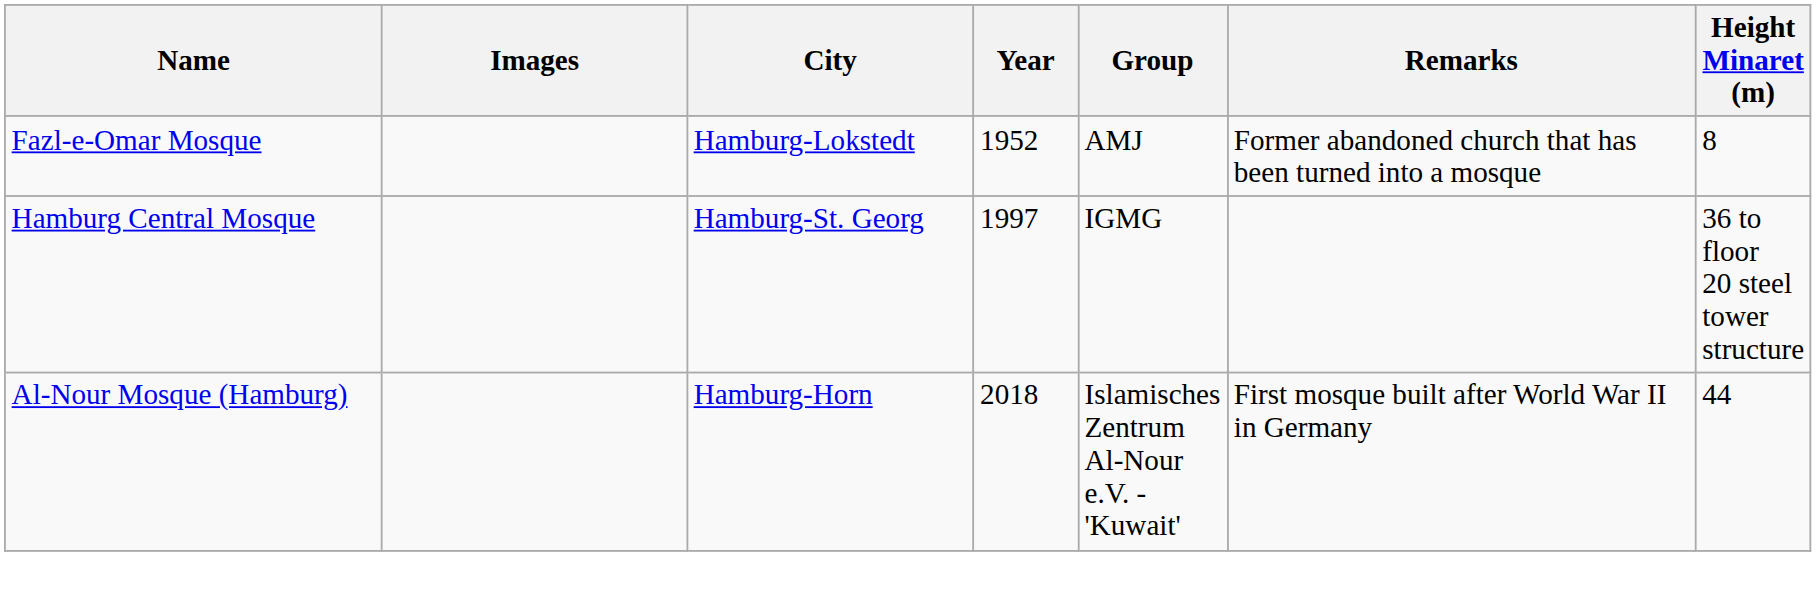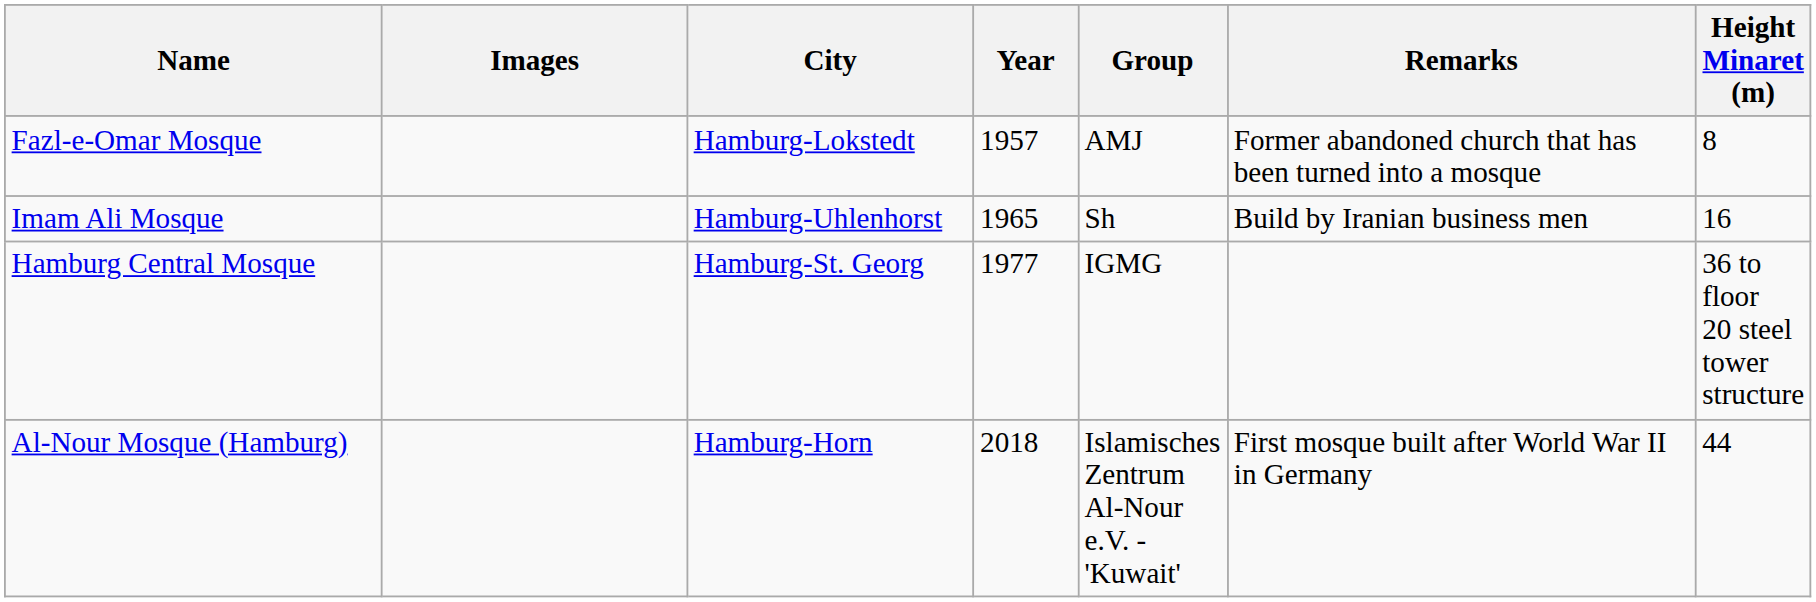(1009, 139) 1952 -> (1009, 139) 1957
+ row: (118, 218)
(1009, 218) 1997 -> (1009, 264) 1977
